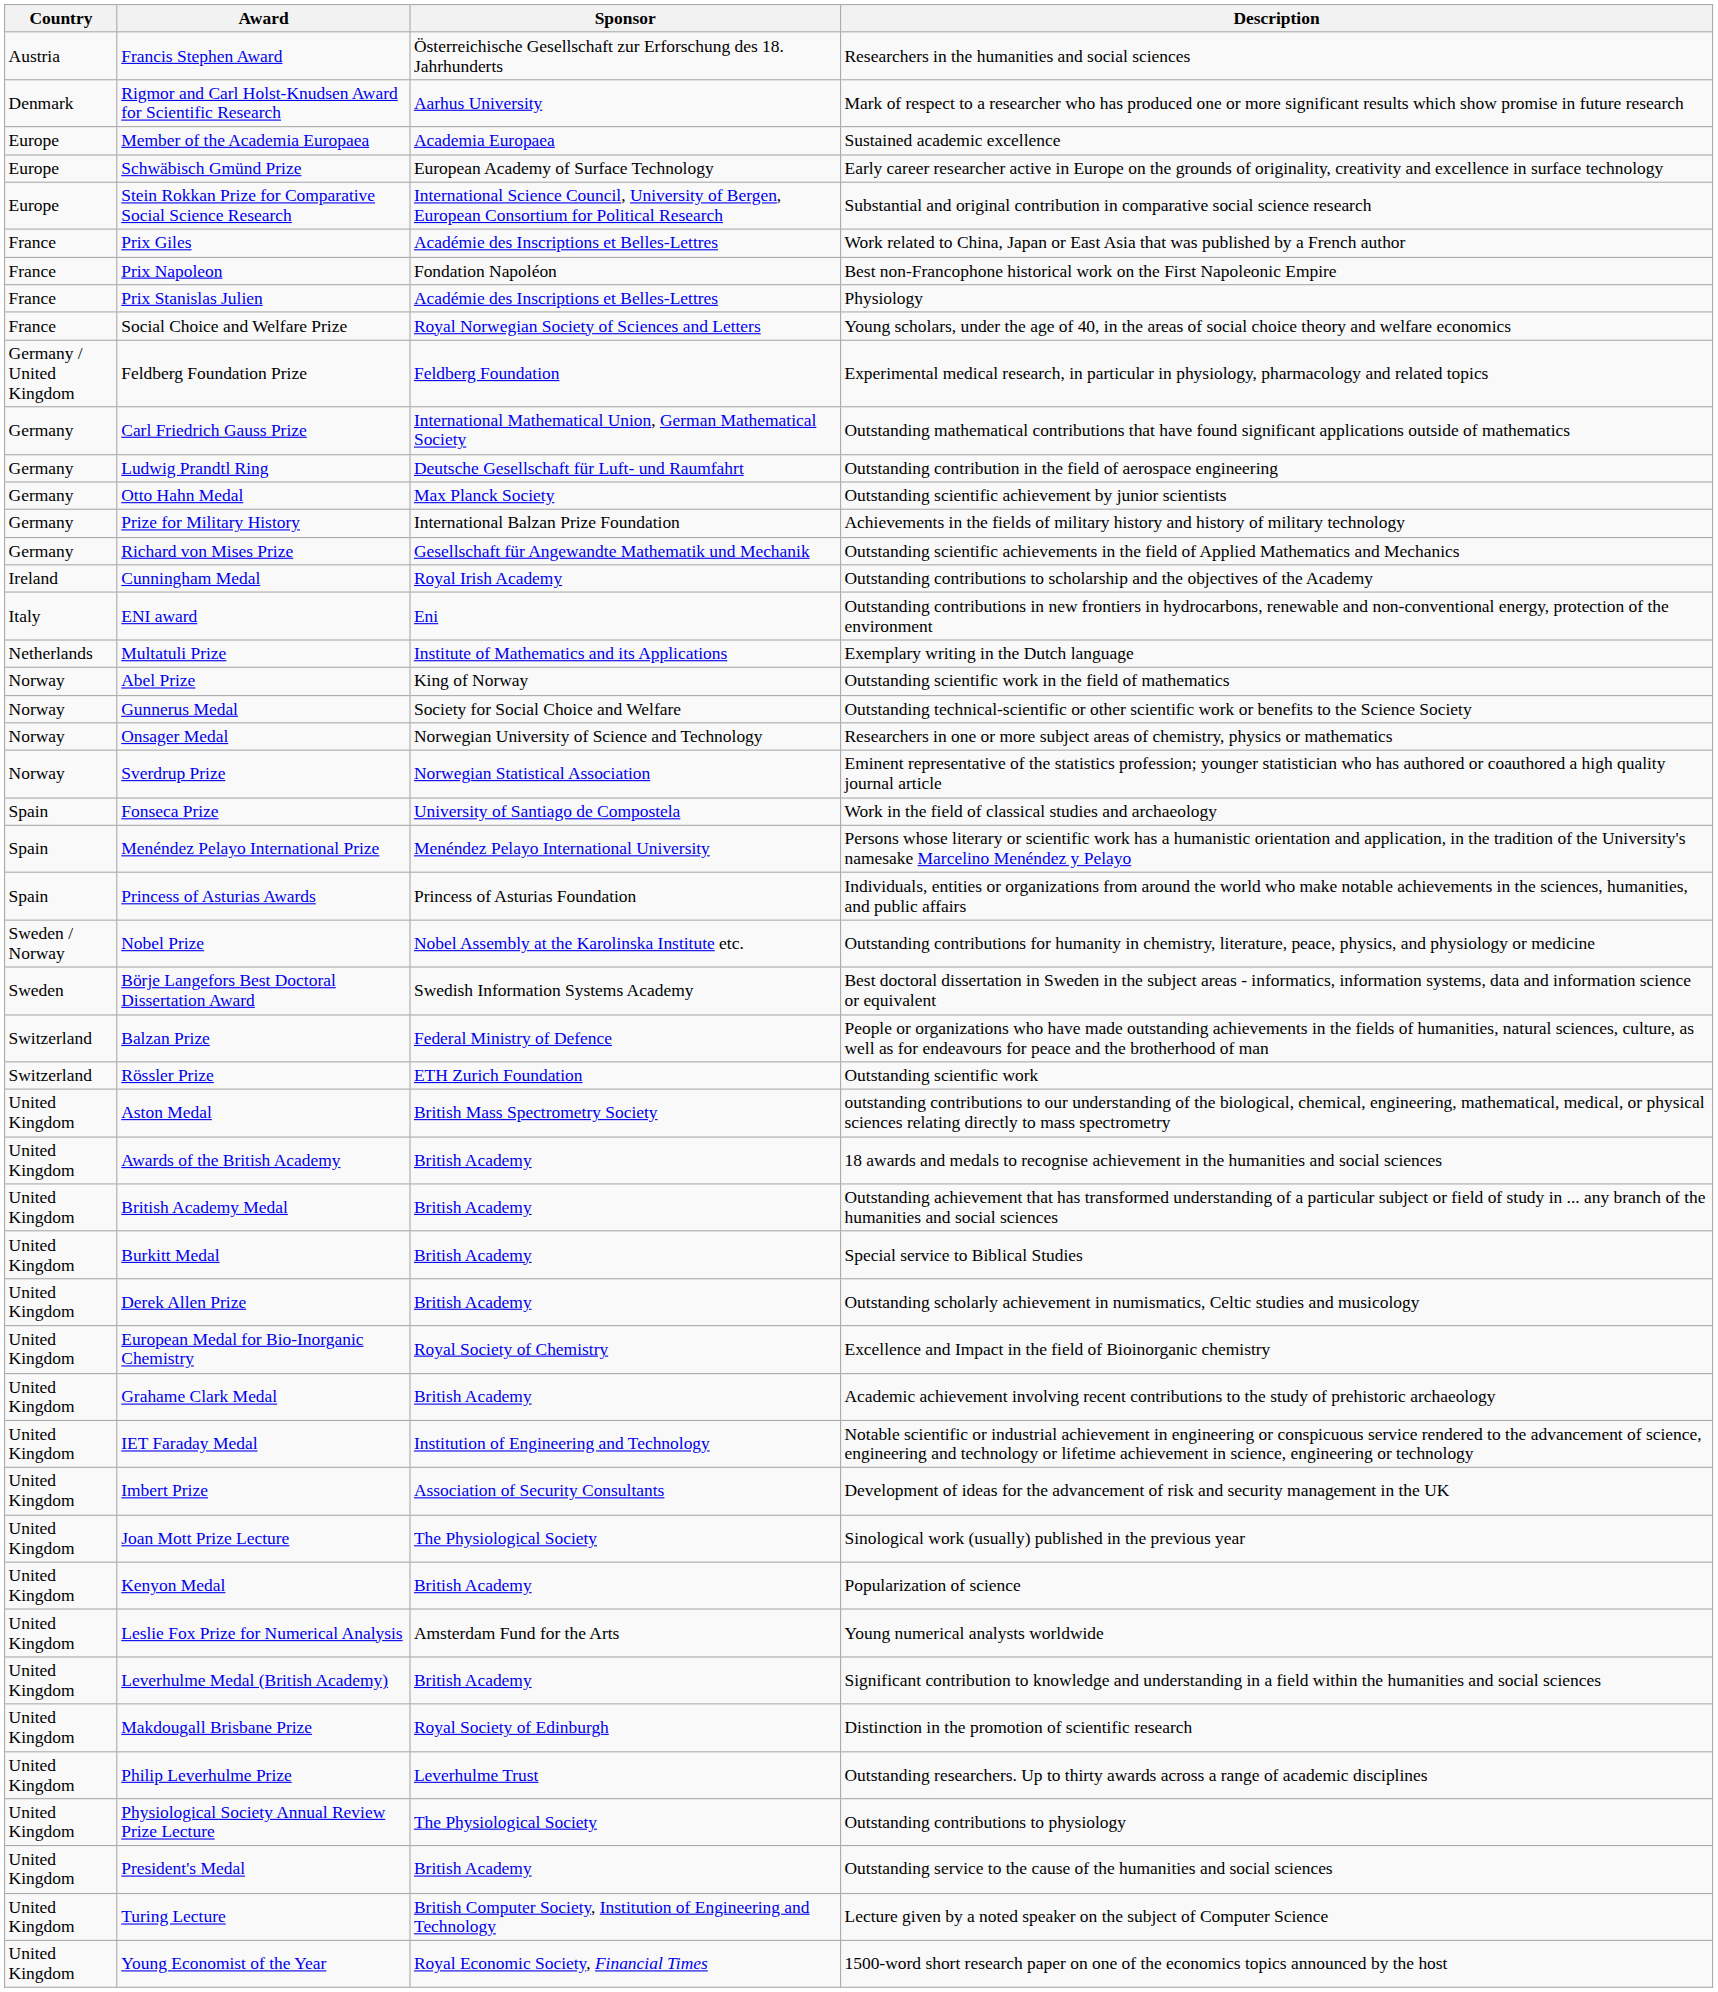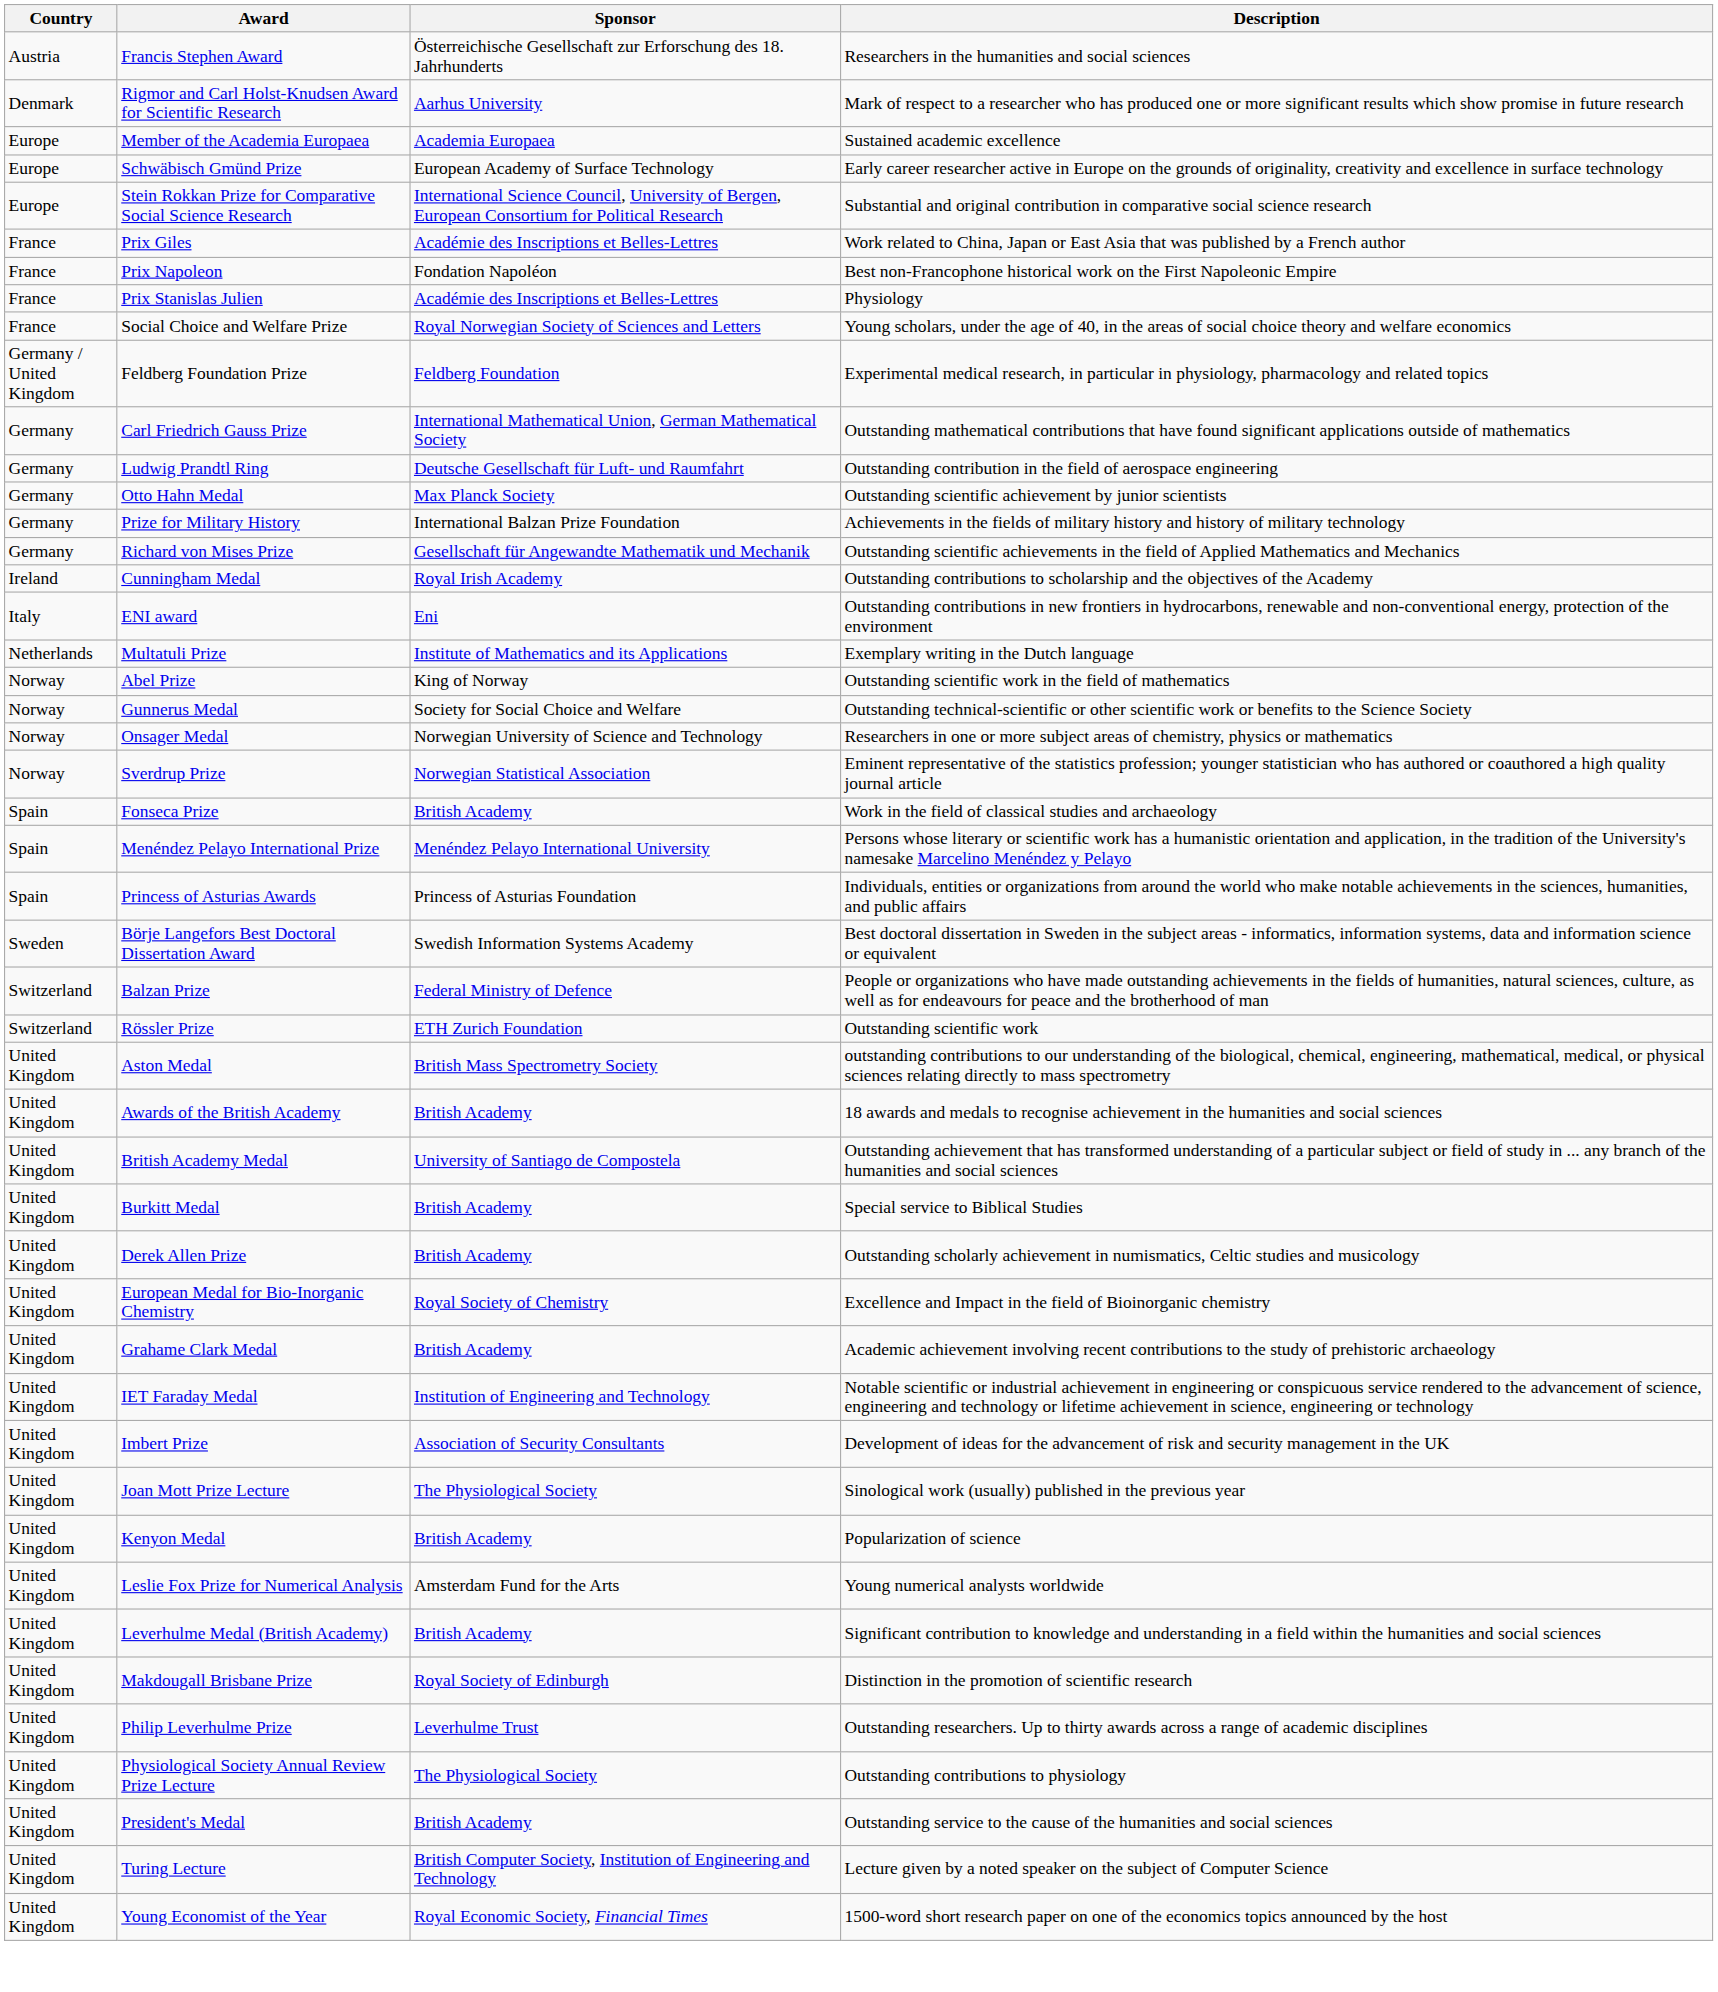(547, 811) University of Santiago de Compostela -> (473, 811) British Academy
- row: (163, 943)
(473, 1207) British Academy -> (547, 1160) University of Santiago de Compostela
